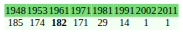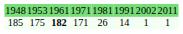(37, 23) 174 -> (37, 23) 175
(103, 23) 29 -> (103, 23) 26
